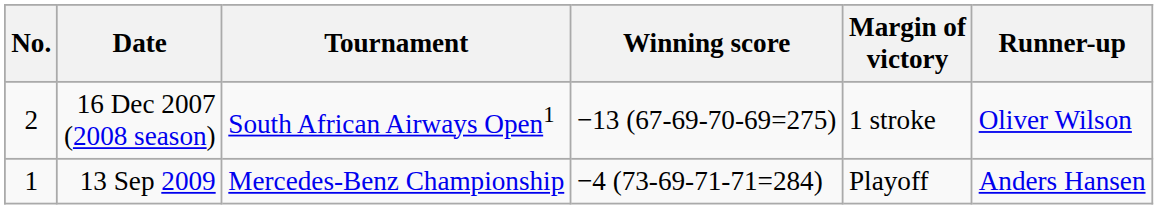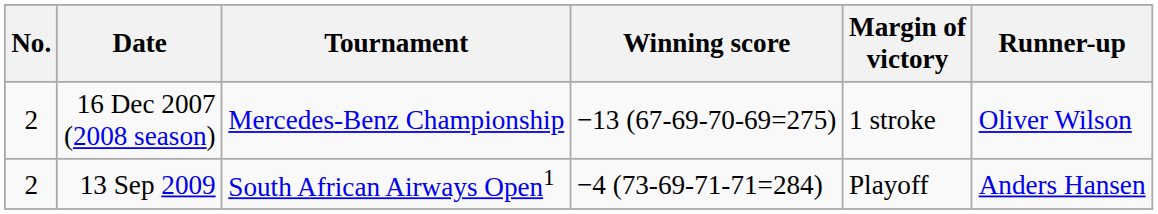(391, 120) South African Airways Open1 -> (396, 120) Mercedes-Benz Championship
(31, 181) 1 -> (31, 184) 2
(396, 181) Mercedes-Benz Championship -> (391, 184) South African Airways Open1
